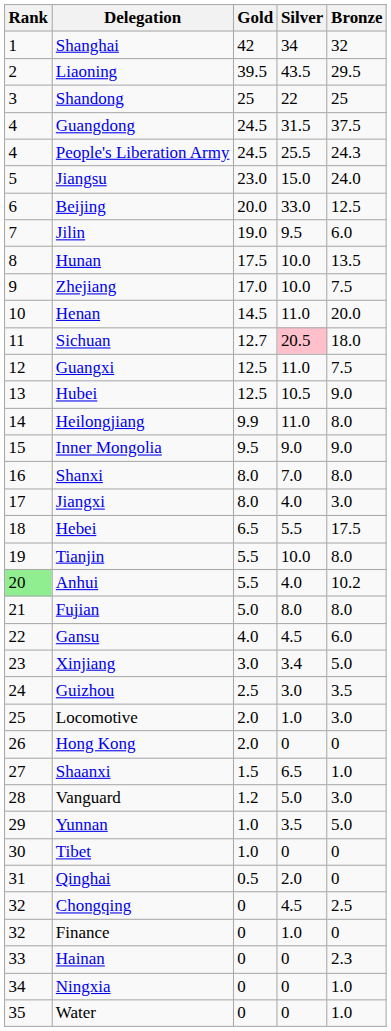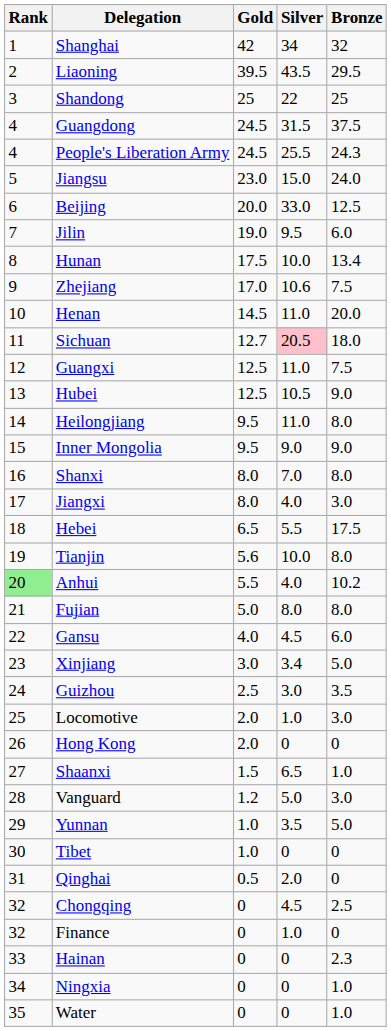(346, 260) 13.5 -> (346, 260) 13.4
(296, 286) 10.0 -> (296, 286) 10.6
(248, 421) 9.9 -> (248, 421) 9.5
(248, 555) 5.5 -> (248, 555) 5.6
